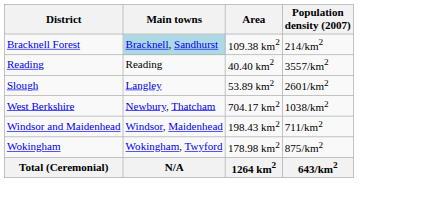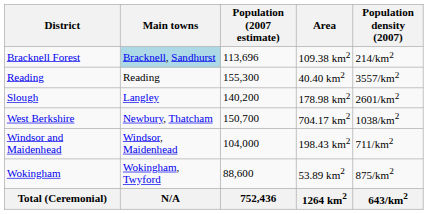+ column: (258, 25)
(251, 85) 53.89 km2 -> (324, 98) 178.98 km2
(254, 147) 178.98 km2 -> (322, 173) 53.89 km2
